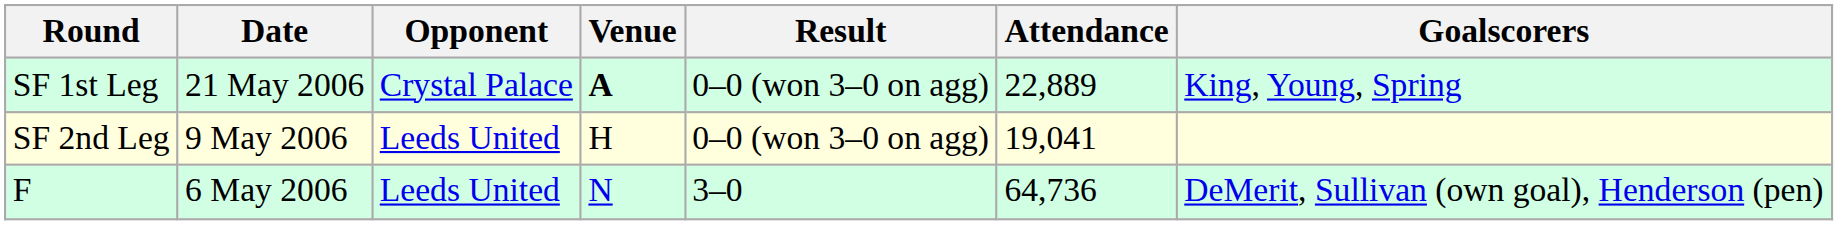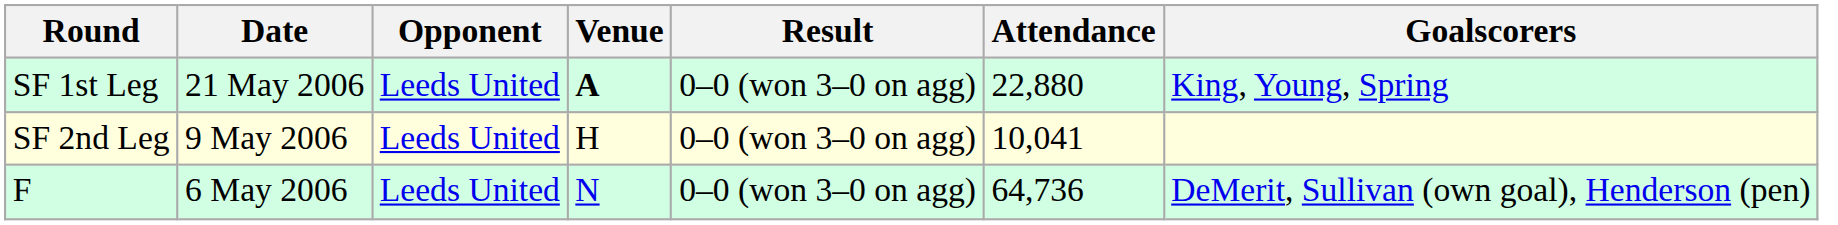(476, 84) Crystal Palace -> (470, 84) Leeds United
(1051, 84) 22,889 -> (1038, 84) 22,880
(1051, 137) 19,041 -> (1038, 137) 10,041
(717, 191) 3–0 -> (828, 191) 0–0 (won 3–0 on agg)
